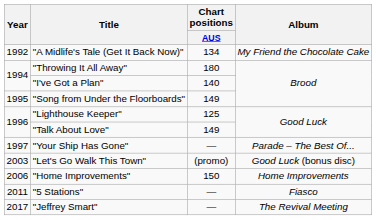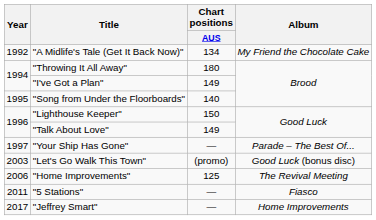(211, 83) 140 -> (211, 83) 149
(211, 99) 149 -> (211, 99) 140
(211, 114) 125 -> (211, 114) 150
(211, 176) 150 -> (211, 176) 125
(303, 176) Home Improvements -> (303, 176) The Revival Meeting
(303, 207) The Revival Meeting -> (303, 207) Home Improvements
